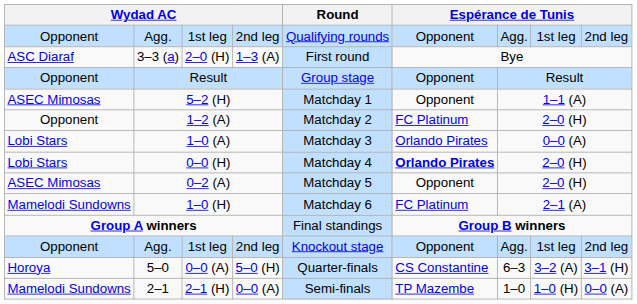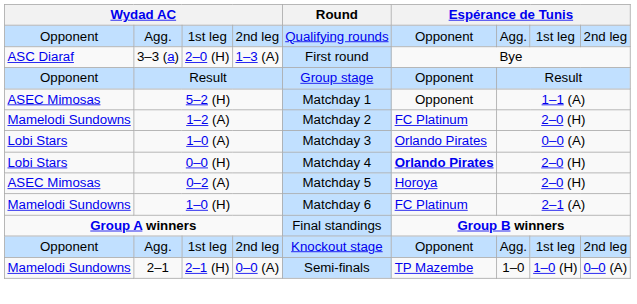(69, 120) Opponent -> (69, 120) Mamelodi Sundowns
(445, 183) Opponent -> (416, 183) Horoya
- row: (158, 267)
